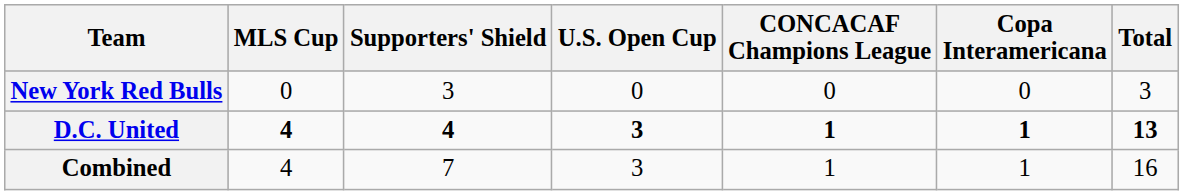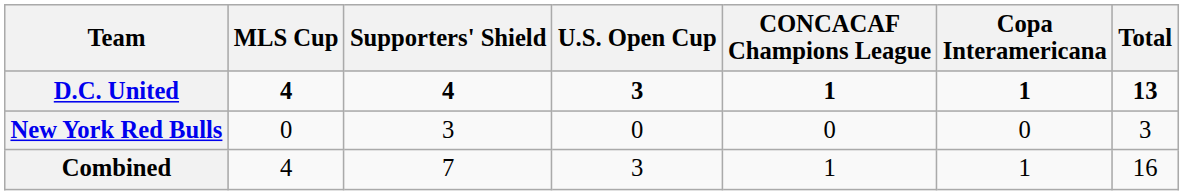rows swapped: (116, 129) <-> (116, 90)
